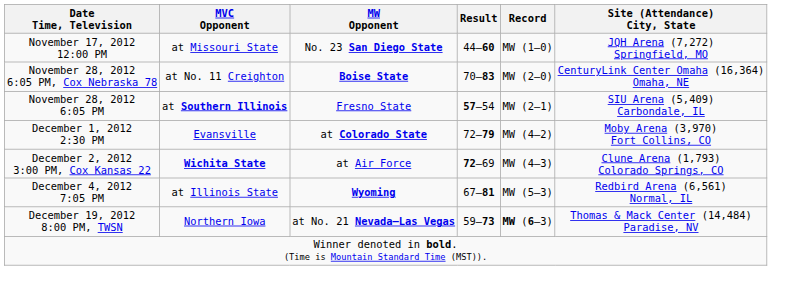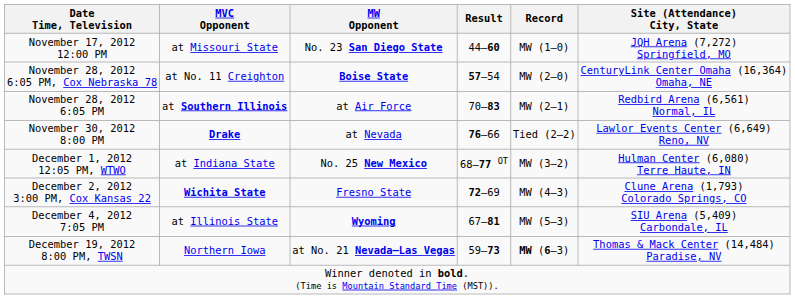(479, 77) 70–83 -> (484, 77) 57–54
(374, 106) Fresno State -> (374, 106) at Air Force
(479, 106) 57–54 -> (484, 106) 70–83
(661, 106) SIU Arena (5,409) Carbondale, IL -> (684, 106) Redbird Arena (6,561) Normal, IL
+ row: (82, 135)
+ row: (82, 164)
- row: (82, 135)
(374, 164) at Air Force -> (374, 193) Fresno State
(661, 193) Redbird Arena (6,561) Normal, IL -> (684, 222) SIU Arena (5,409) Carbondale, IL
